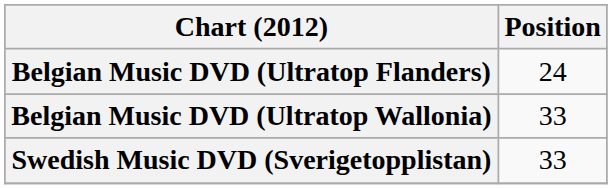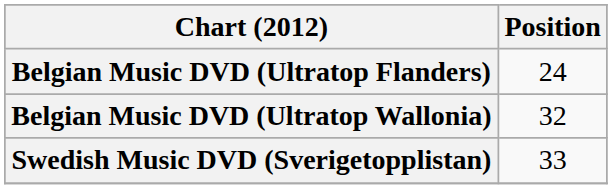(553, 115) 33 -> (553, 115) 32
